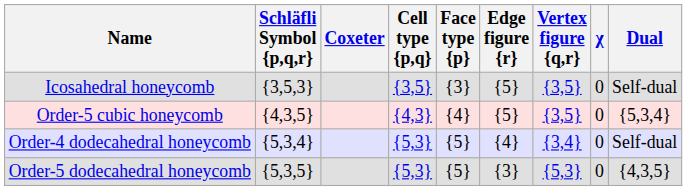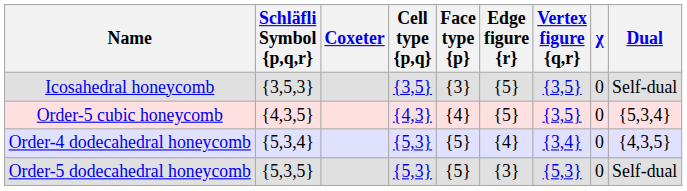(645, 143) Self-dual -> (645, 143) {4,3,5}
(645, 171) {4,3,5} -> (645, 171) Self-dual
